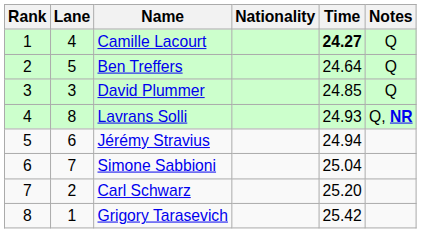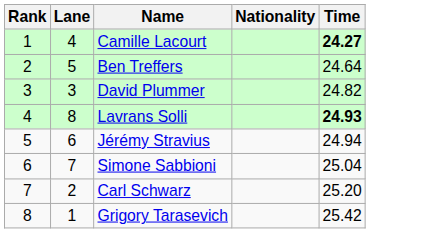- column: (391, 16)
(342, 91) 24.85 -> (342, 91) 24.82
(342, 116) normal -> (342, 116) bold
